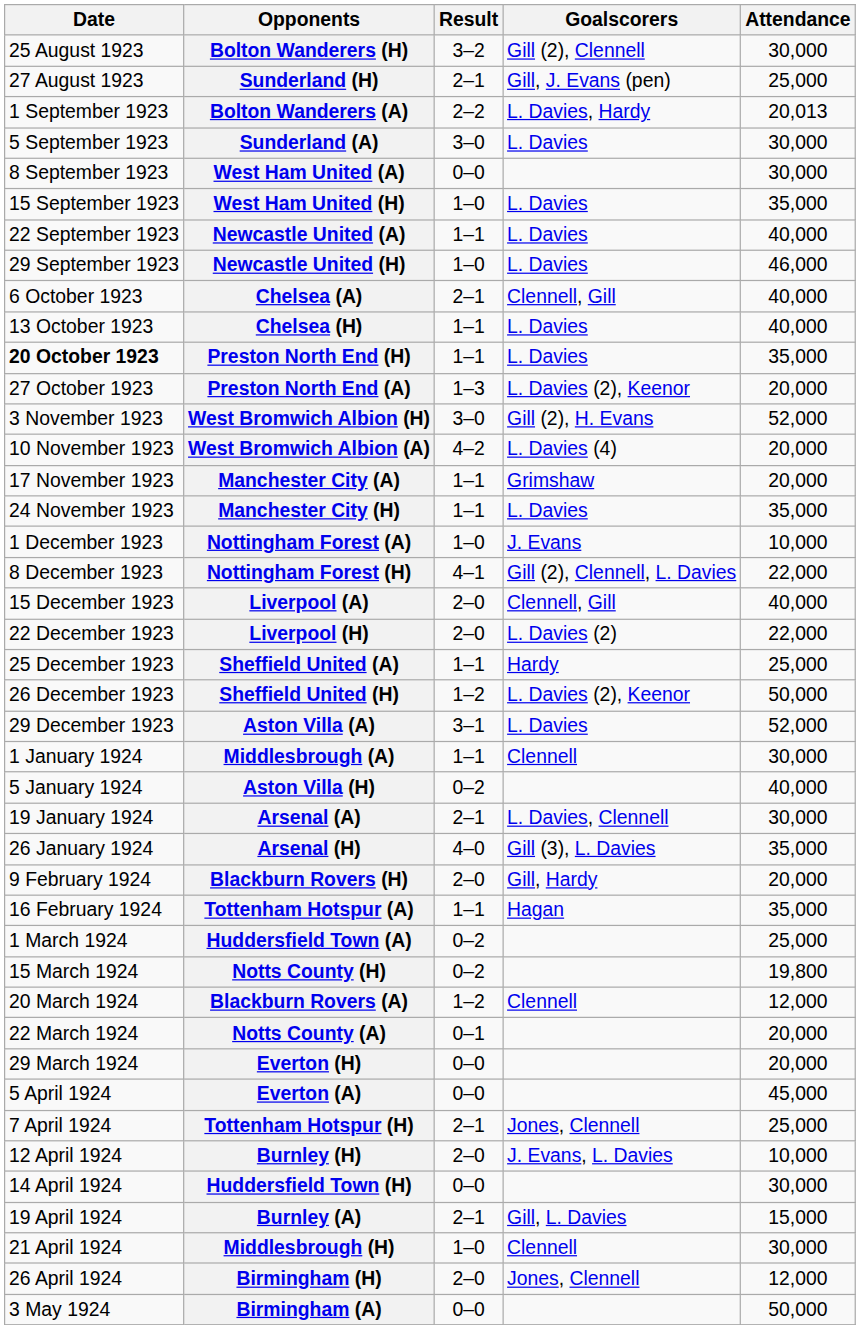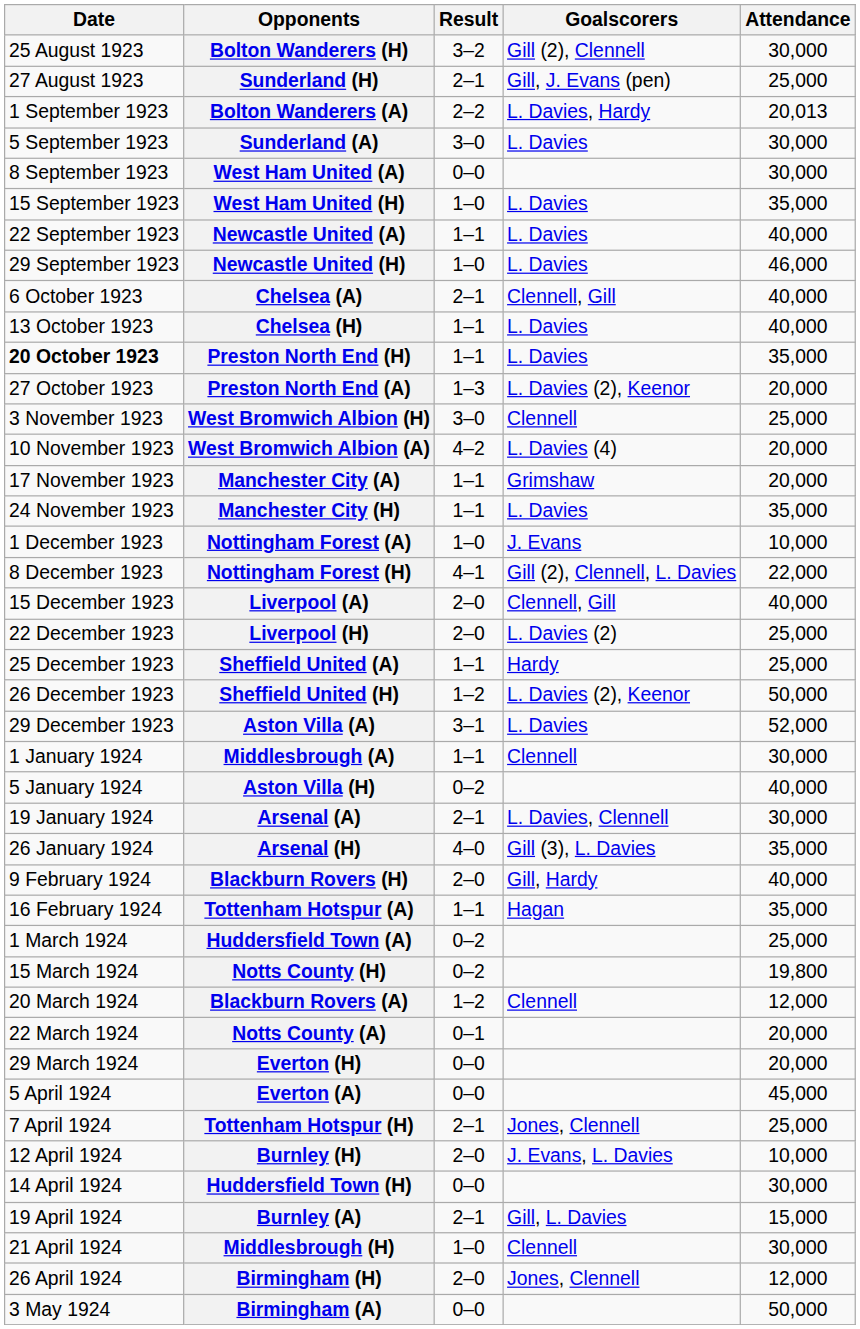(580, 419) Gill (2), H. Evans -> (542, 419) Clennell
(798, 419) 52,000 -> (798, 419) 25,000
(798, 633) 22,000 -> (798, 633) 25,000
(798, 879) 20,000 -> (798, 879) 40,000
